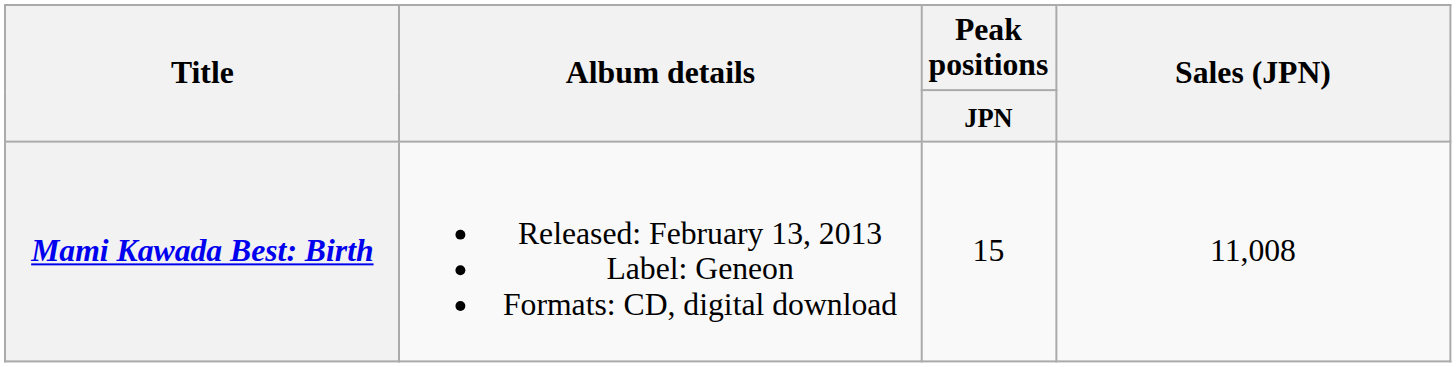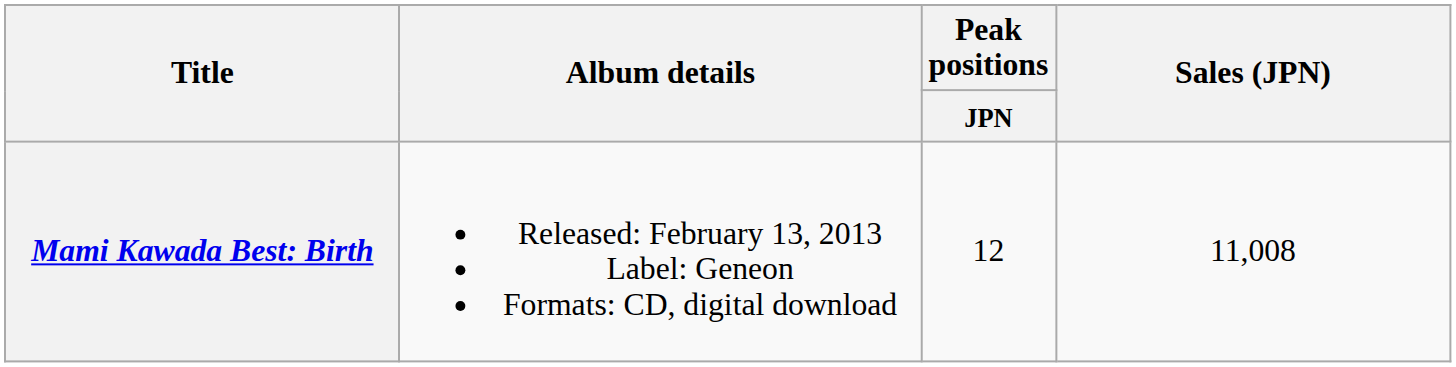(988, 250) 15 -> (988, 250) 12
